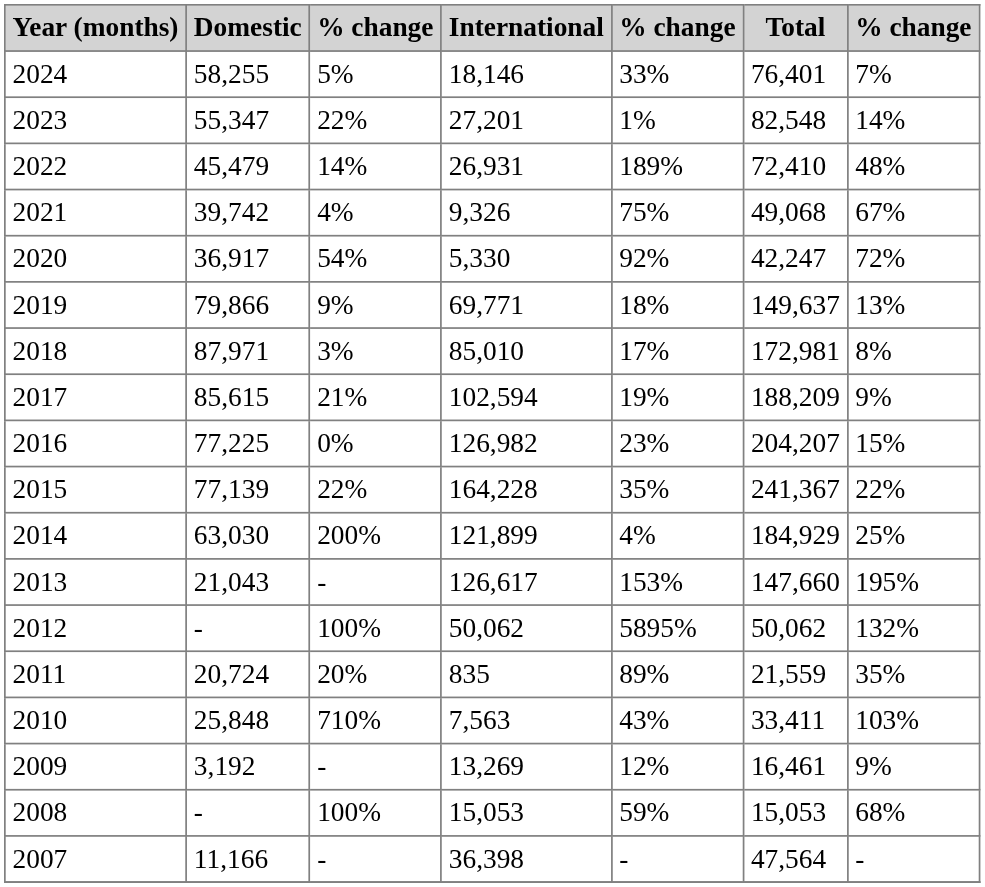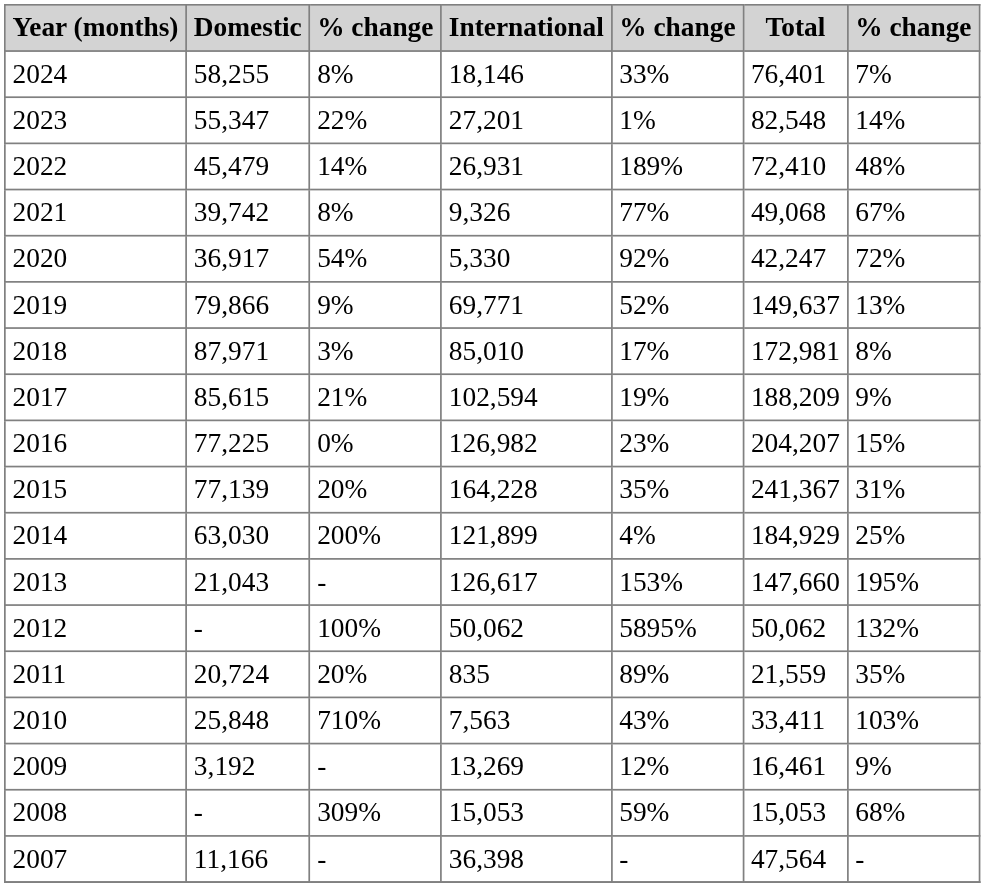(335, 73) 5% -> (335, 73) 8%
(335, 212) 4% -> (335, 212) 8%
(644, 212) 75% -> (644, 212) 77%
(644, 304) 18% -> (644, 304) 52%
(342, 489) 22% -> (342, 489) 20%
(880, 489) 22% -> (880, 489) 31%
(349, 812) 100% -> (349, 812) 309%
